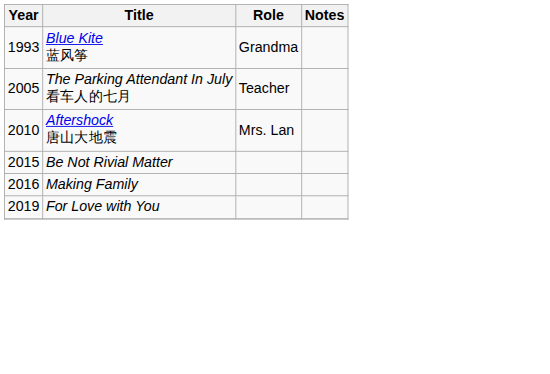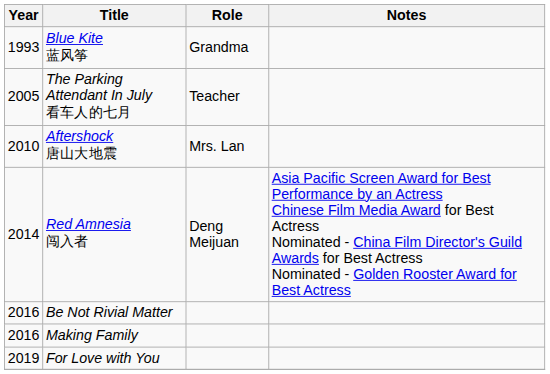+ row: (88, 233)
(24, 162) 2015 -> (24, 312) 2016
